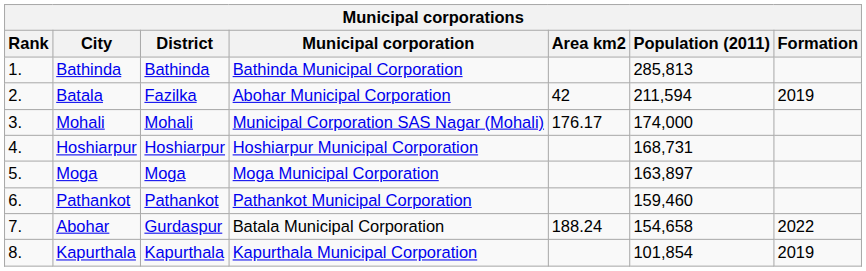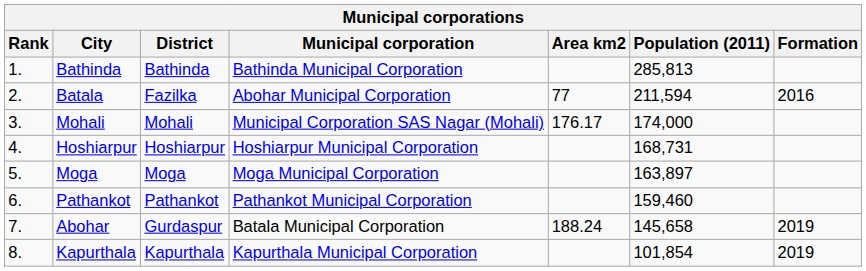(561, 95) 42 -> (561, 95) 77
(796, 95) 2019 -> (796, 95) 2016
(663, 226) 154,658 -> (663, 226) 145,658
(796, 226) 2022 -> (796, 226) 2019
